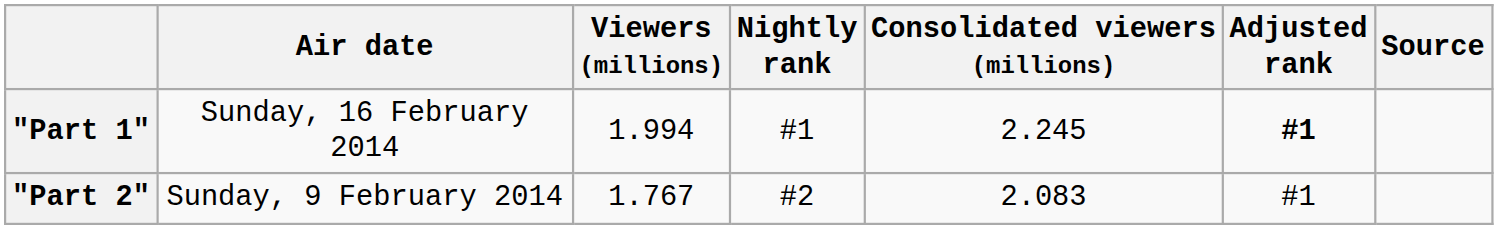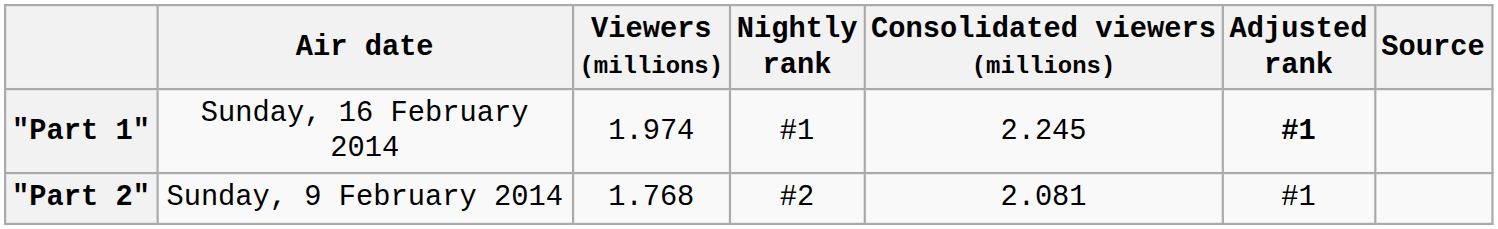(651, 131) 1.994 -> (651, 131) 1.974
(651, 197) 1.767 -> (651, 197) 1.768
(1044, 197) 2.083 -> (1044, 197) 2.081
